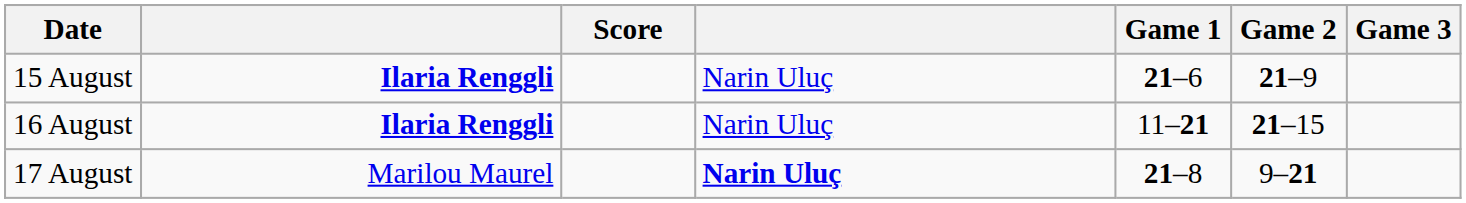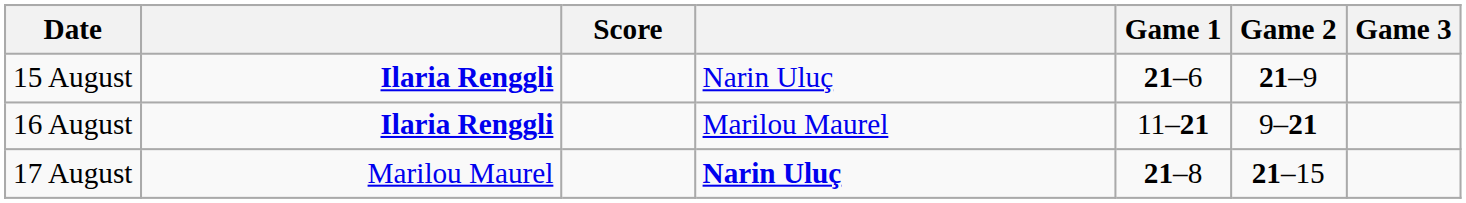(768, 125) Narin Uluç -> (795, 125) Marilou Maurel
(1288, 125) 21–15 -> (1288, 125) 9–21
(1288, 173) 9–21 -> (1288, 173) 21–15
